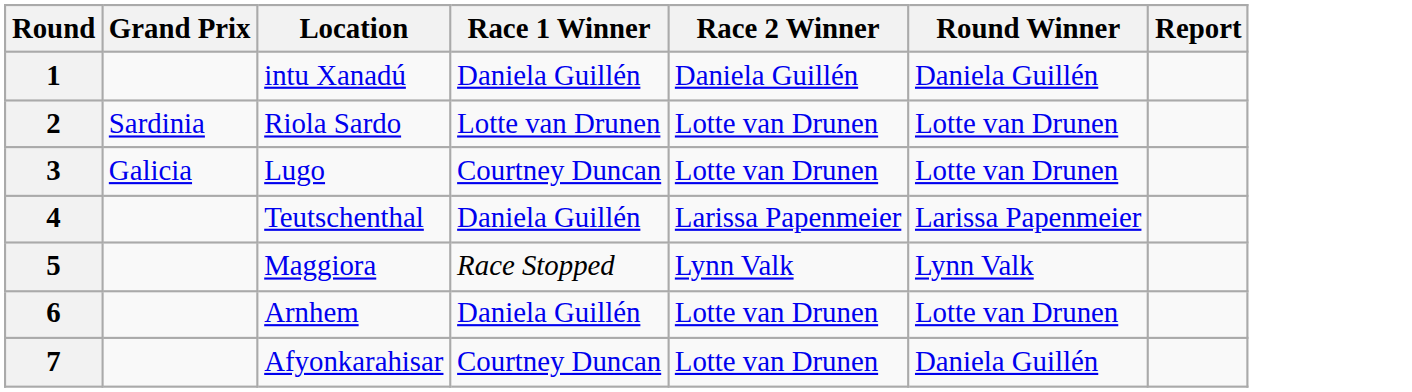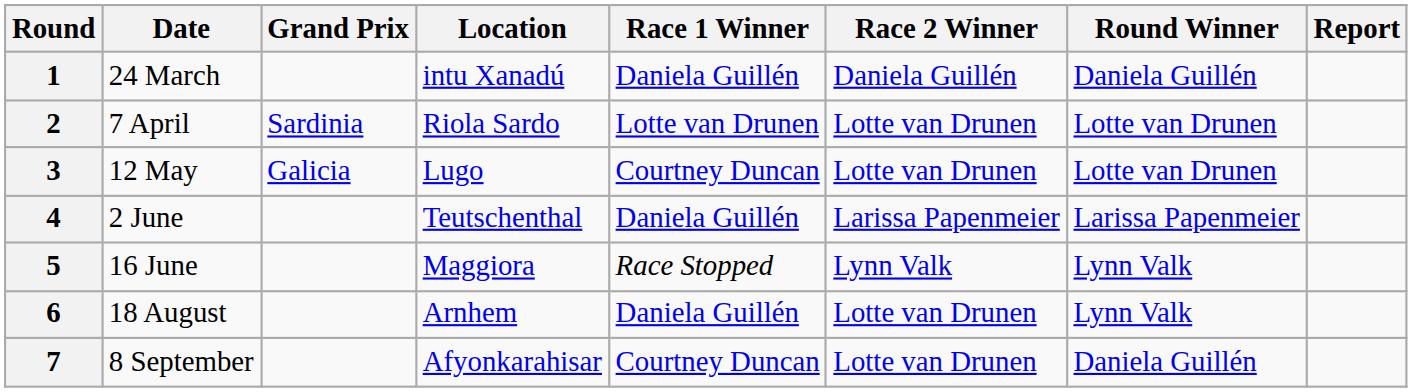+ column: (181, 27)
(1017, 313) Lotte van Drunen -> (1133, 313) Lynn Valk
